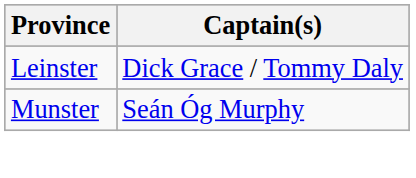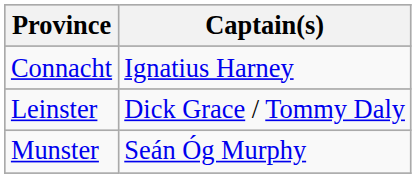+ row: (62, 67)
